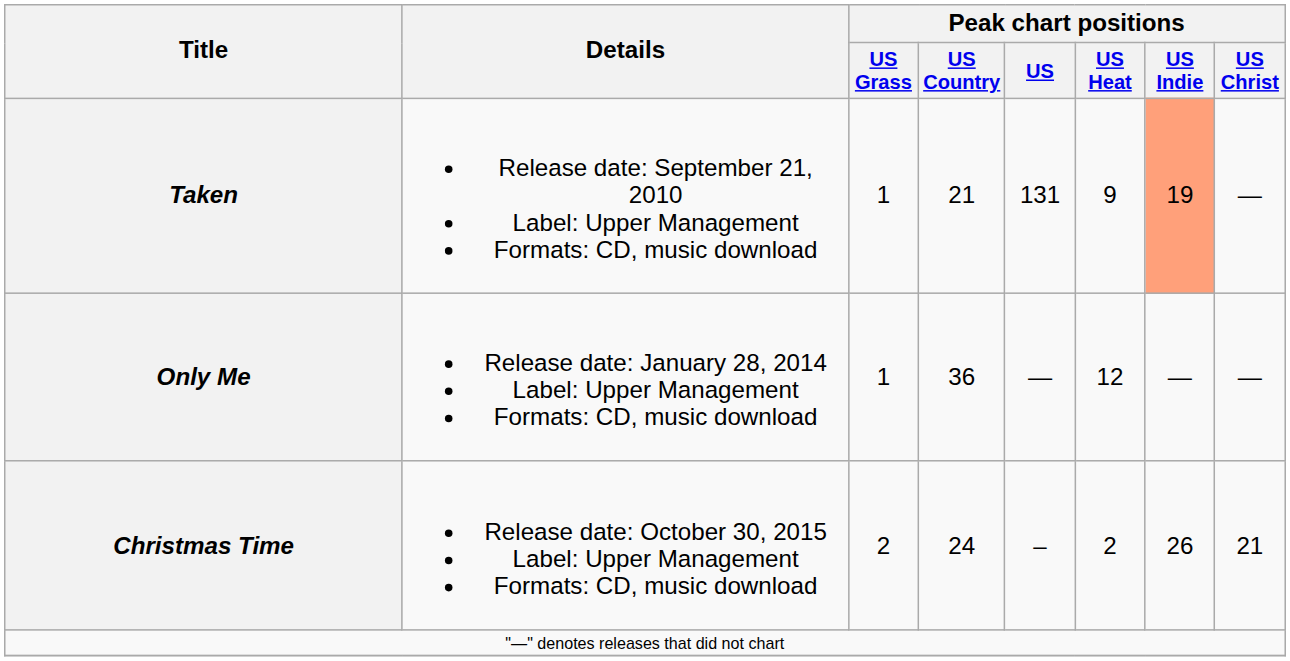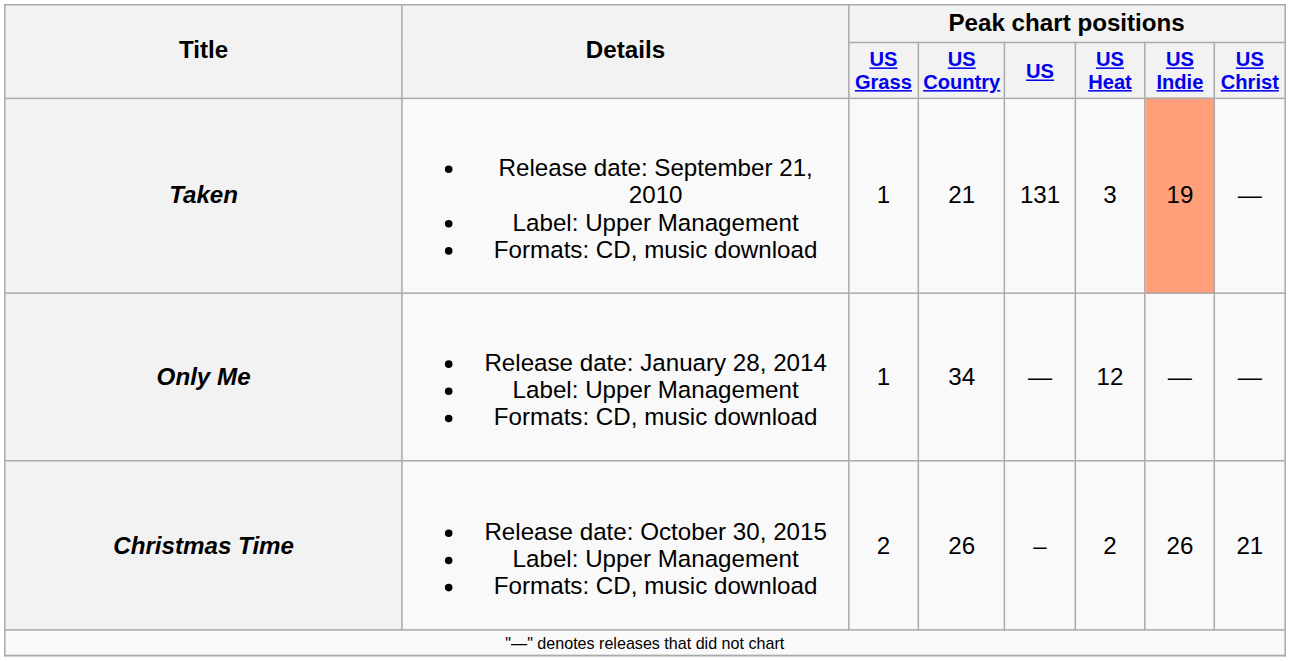(1110, 195) 9 -> (1110, 195) 3
(962, 377) 36 -> (962, 377) 34
(962, 545) 24 -> (962, 545) 26
